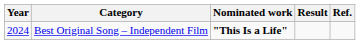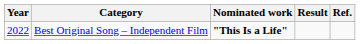(18, 30) 2024 -> (18, 30) 2022
